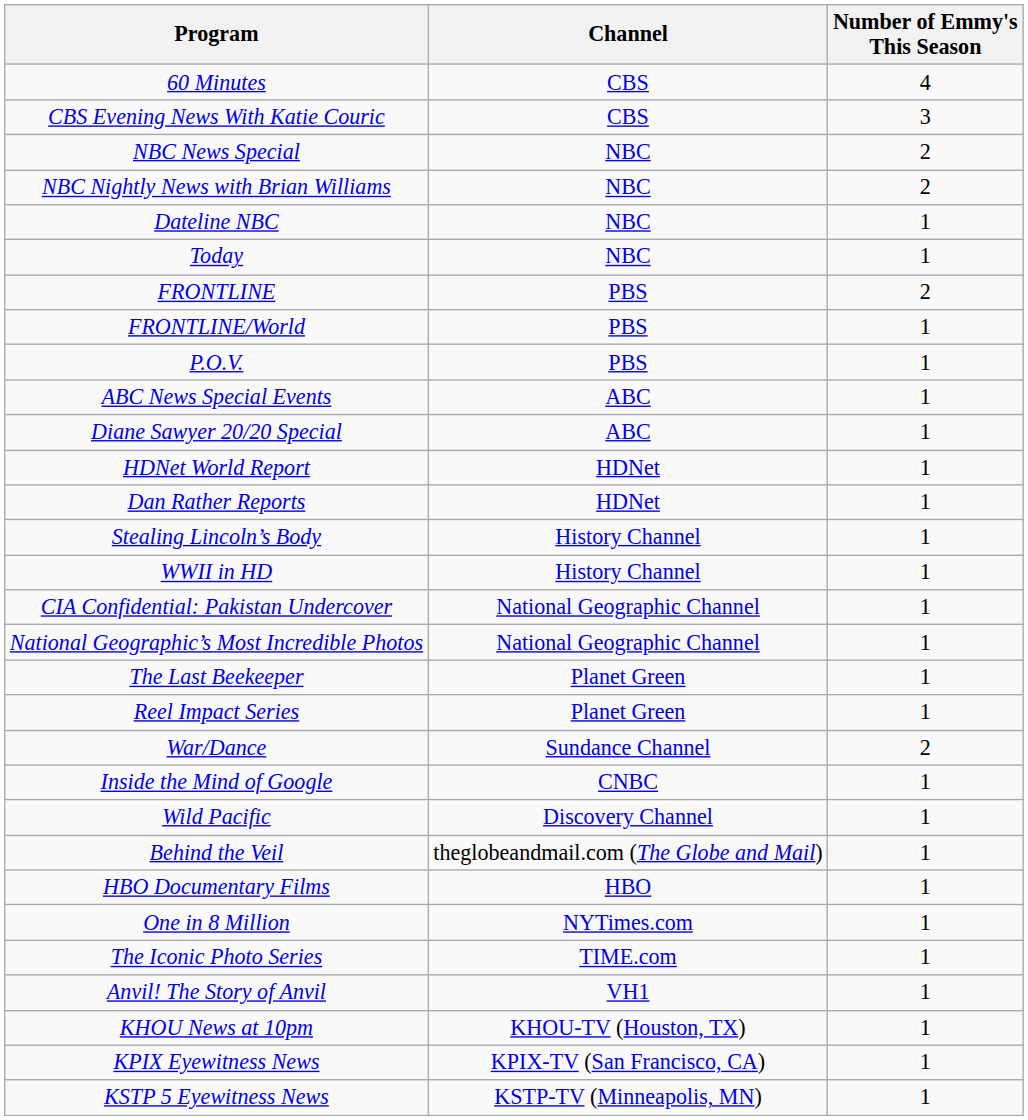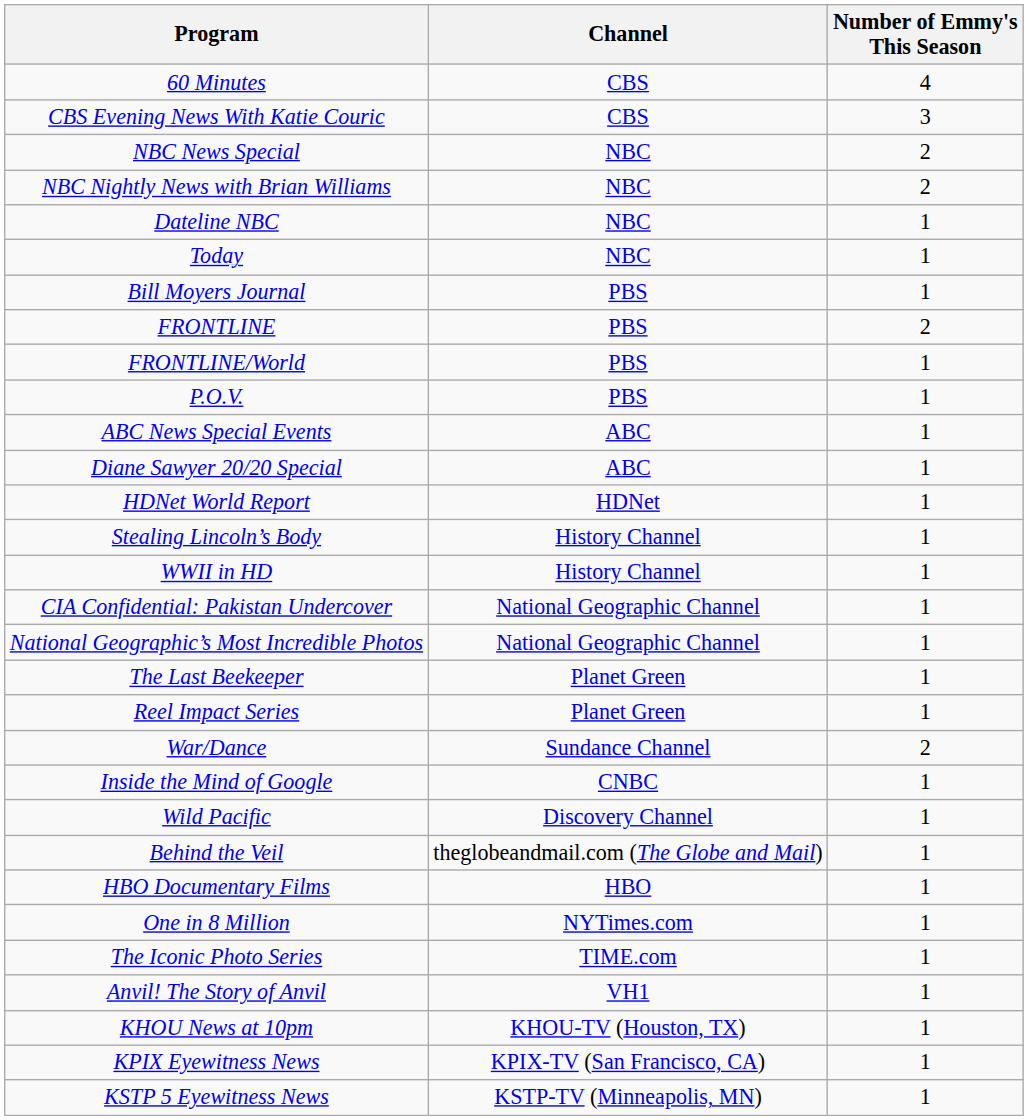+ row: (216, 291)
- row: (216, 502)
